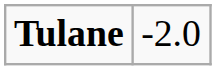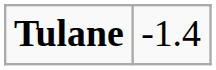(171, 33) -2.0 -> (171, 33) -1.4
